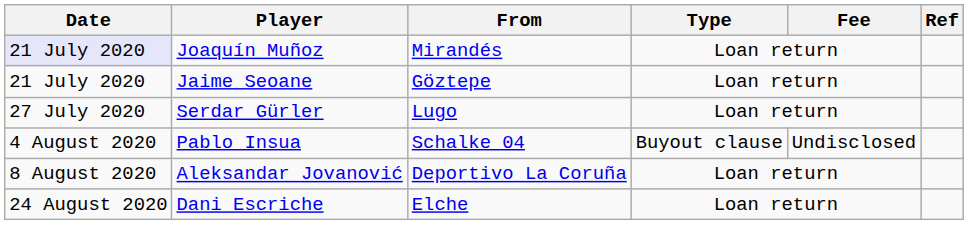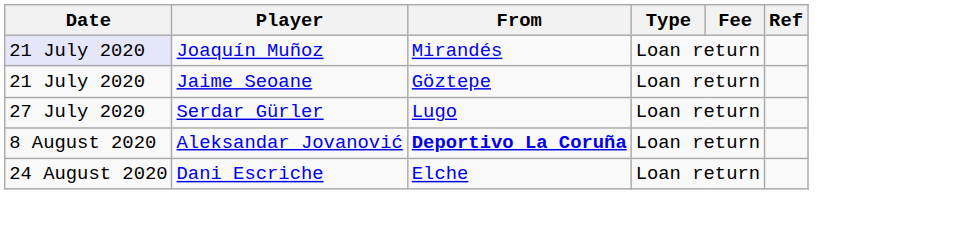- row: (239, 143)
(519, 174) normal -> (519, 143) bold
